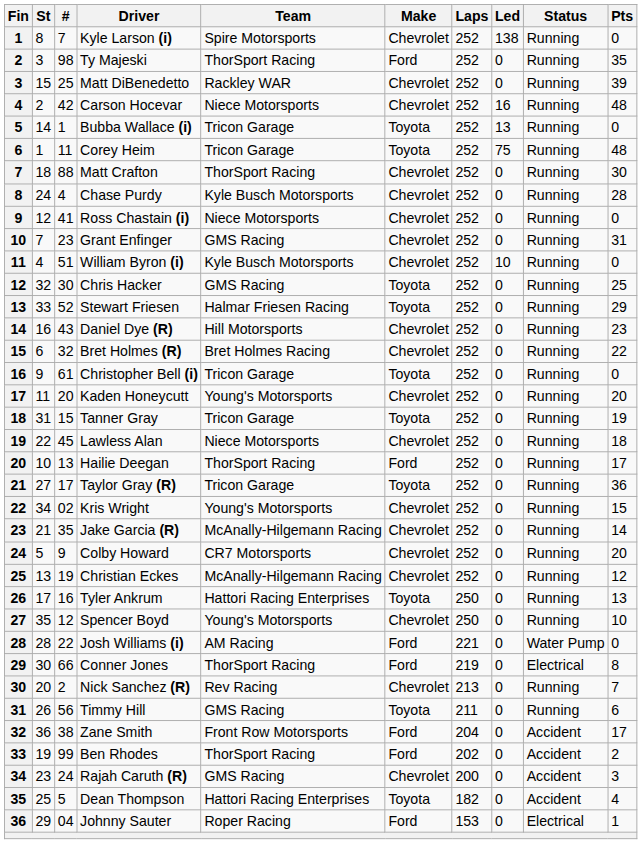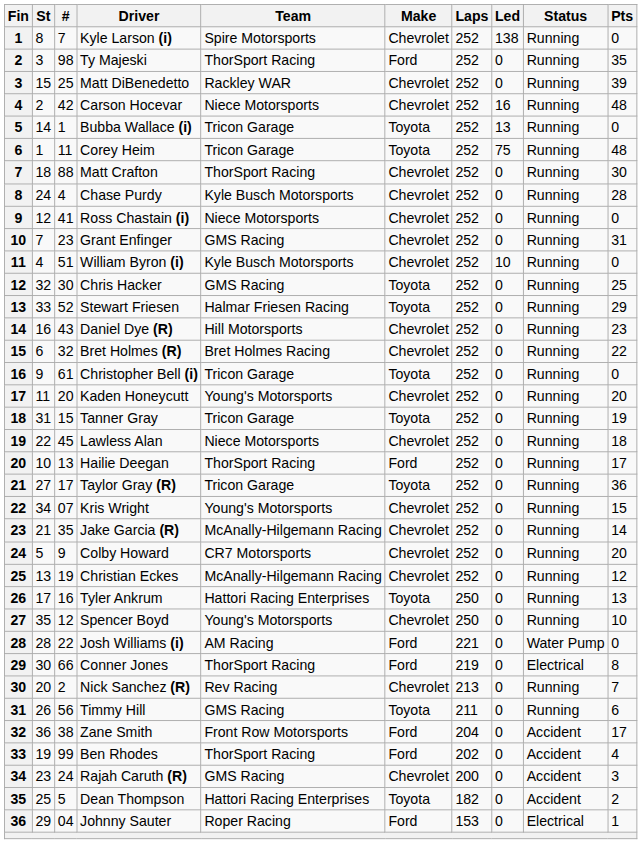(66, 508) 02 -> (66, 508) 07
(615, 754) 2 -> (615, 754) 4
(615, 799) 4 -> (615, 799) 2
